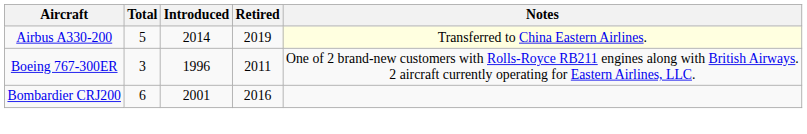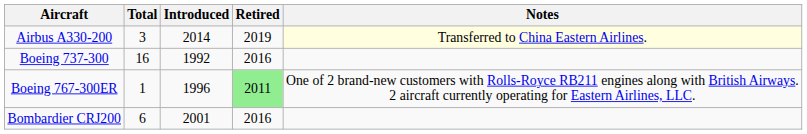(142, 37) 5 -> (142, 37) 3
+ row: (64, 59)
(142, 66) 3 -> (142, 88) 1
(258, 66) no background -> (258, 88) lightgreen background
